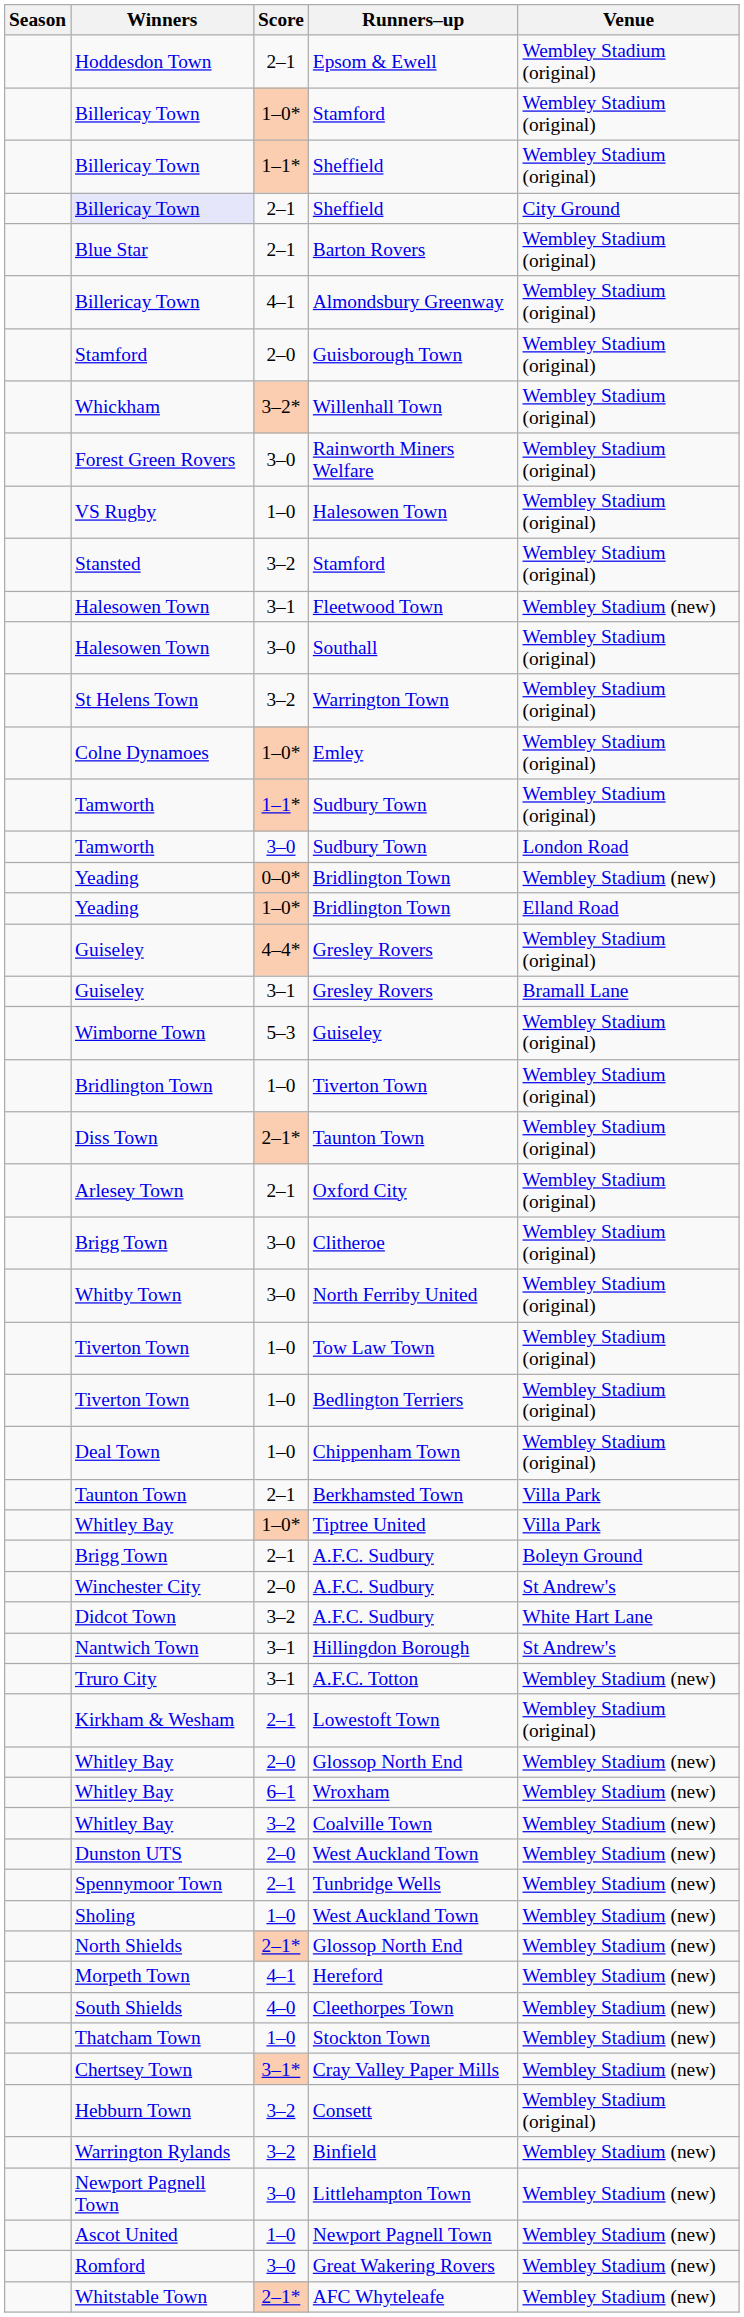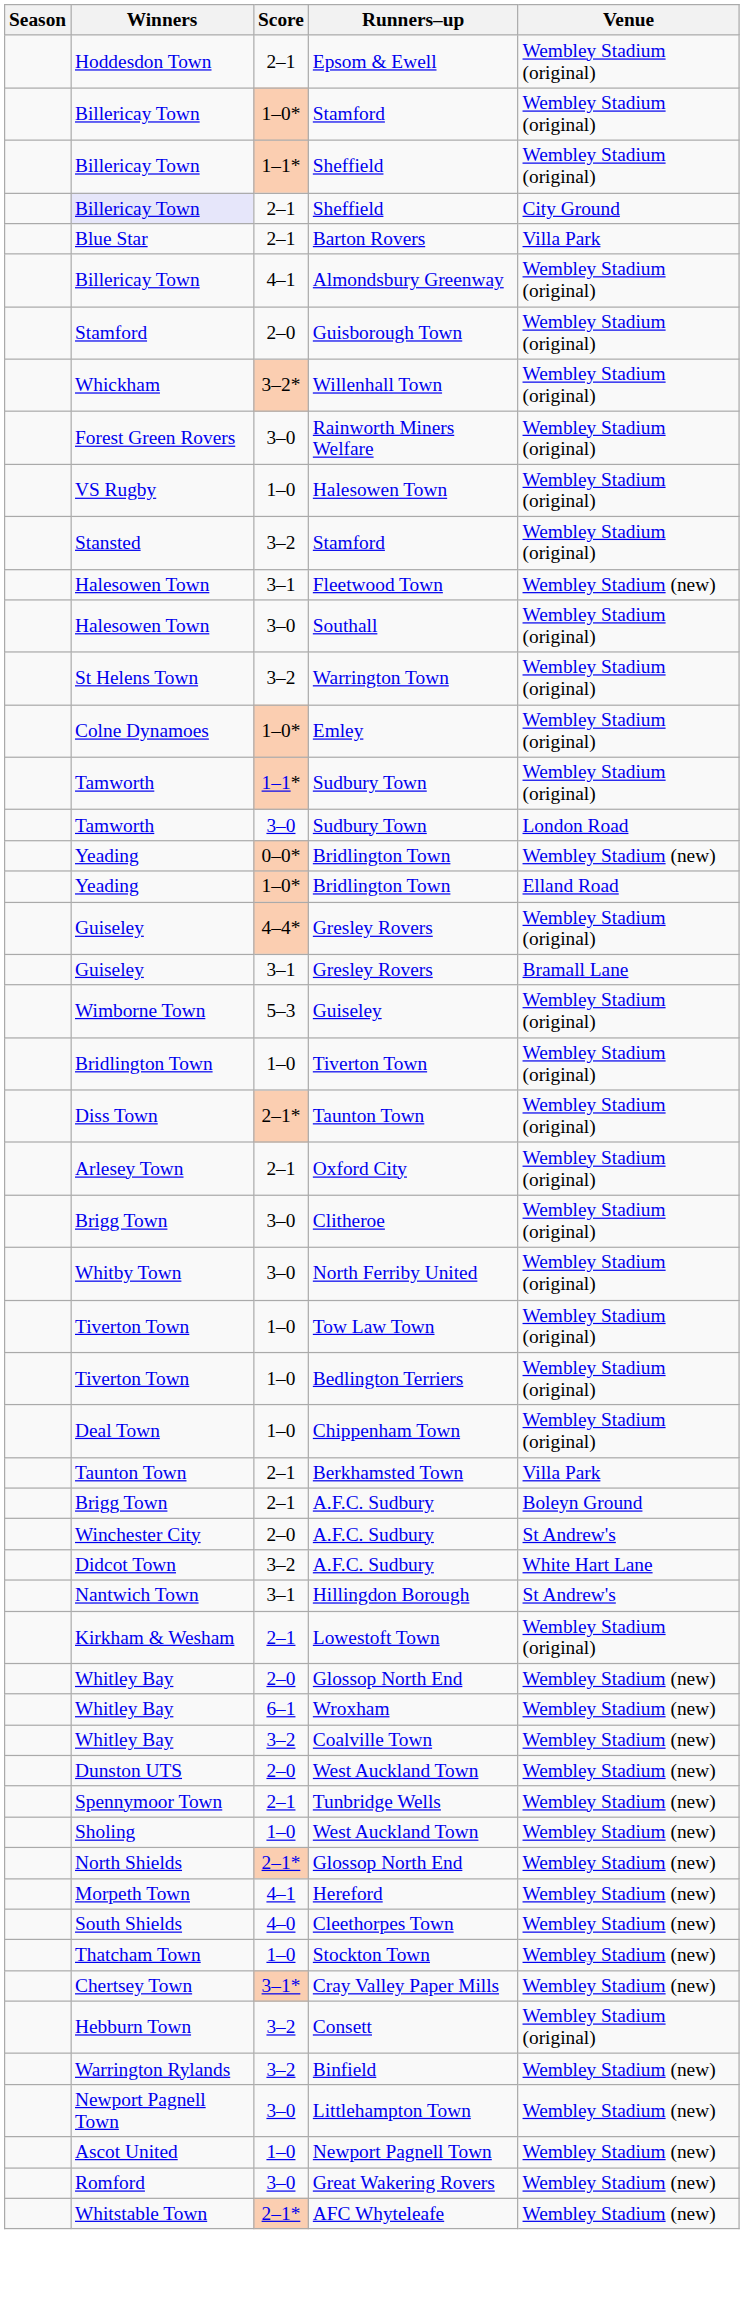(594, 249) Wembley Stadium (original) -> (561, 238) Villa Park
- row: (281, 1525)
- row: (281, 1678)
